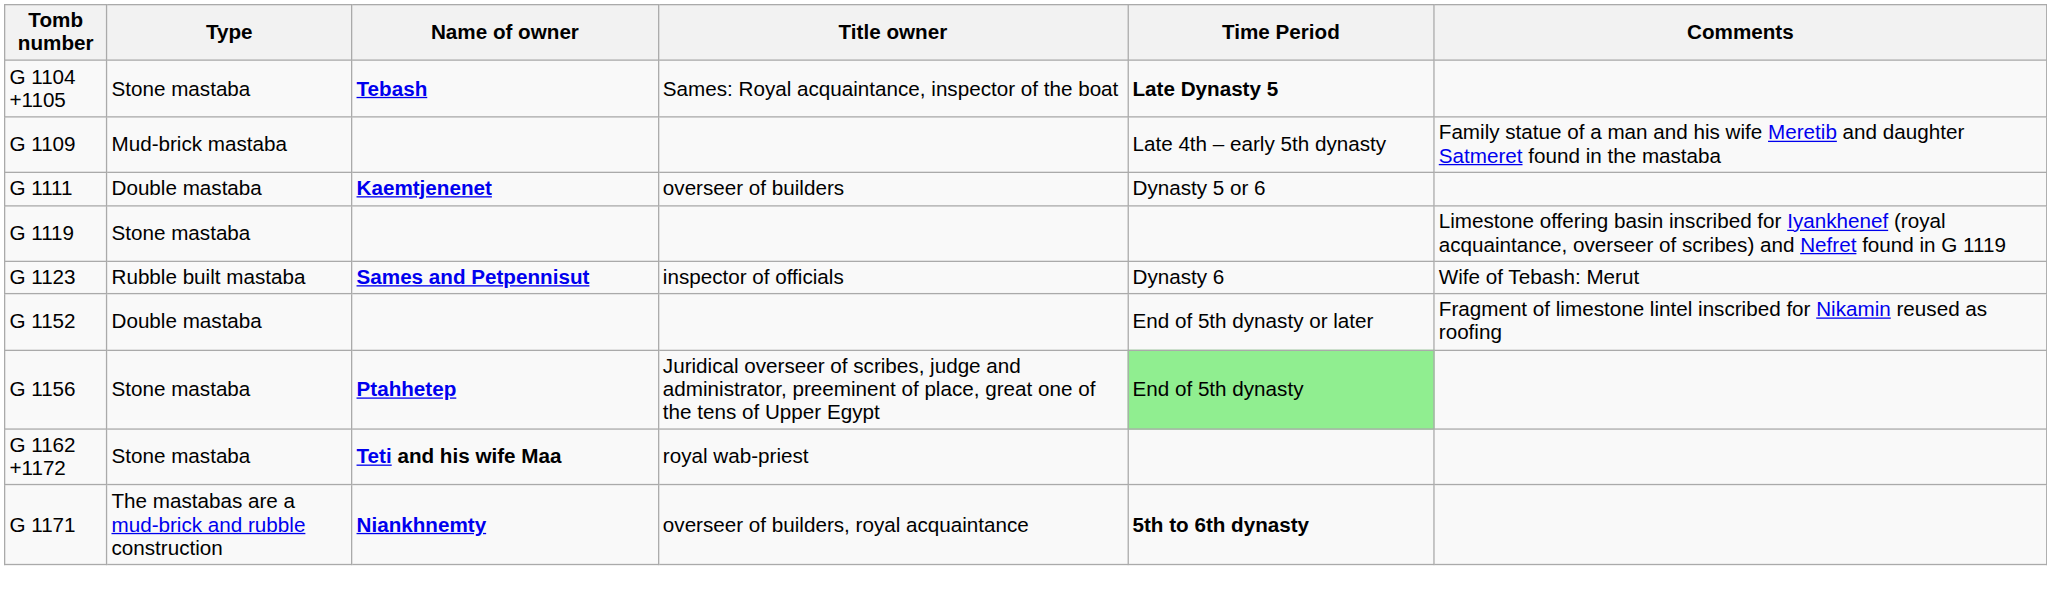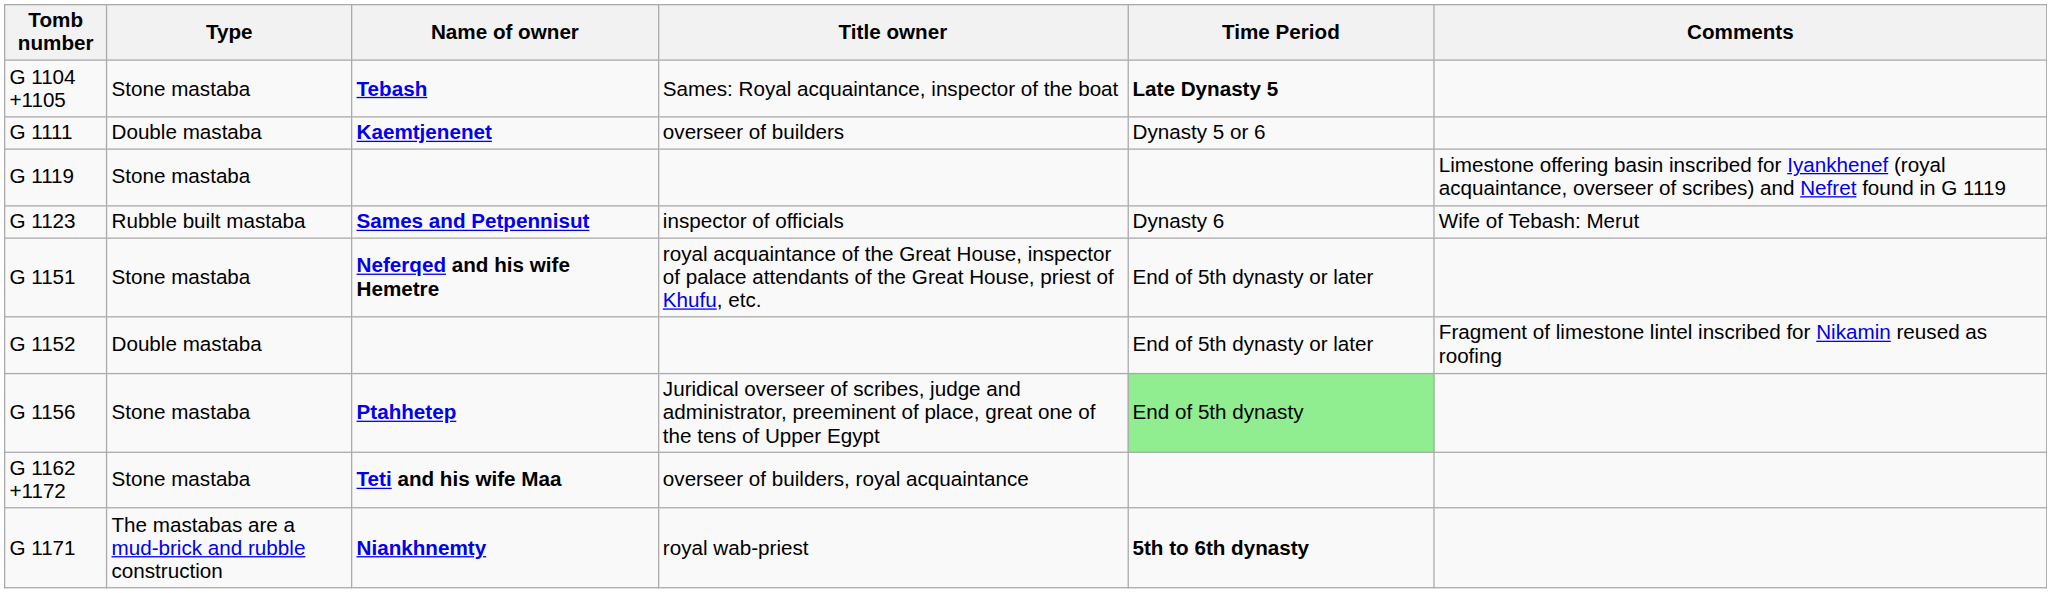- row: (42, 144)
+ row: (42, 277)
(736, 456) royal wab-priest -> (846, 480) overseer of builders, royal acquaintance
(846, 524) overseer of builders, royal acquaintance -> (736, 547) royal wab-priest
